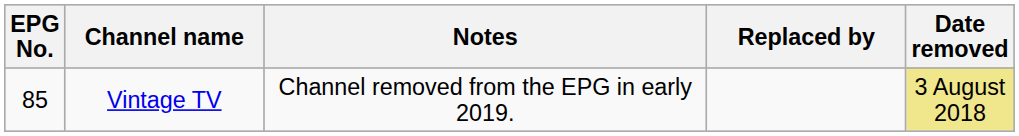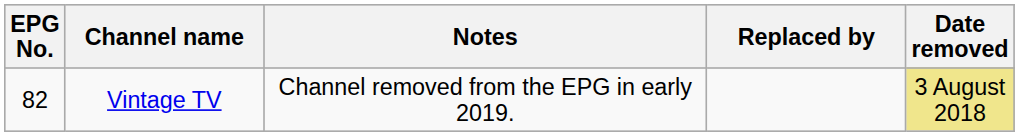(35, 99) 85 -> (35, 99) 82
